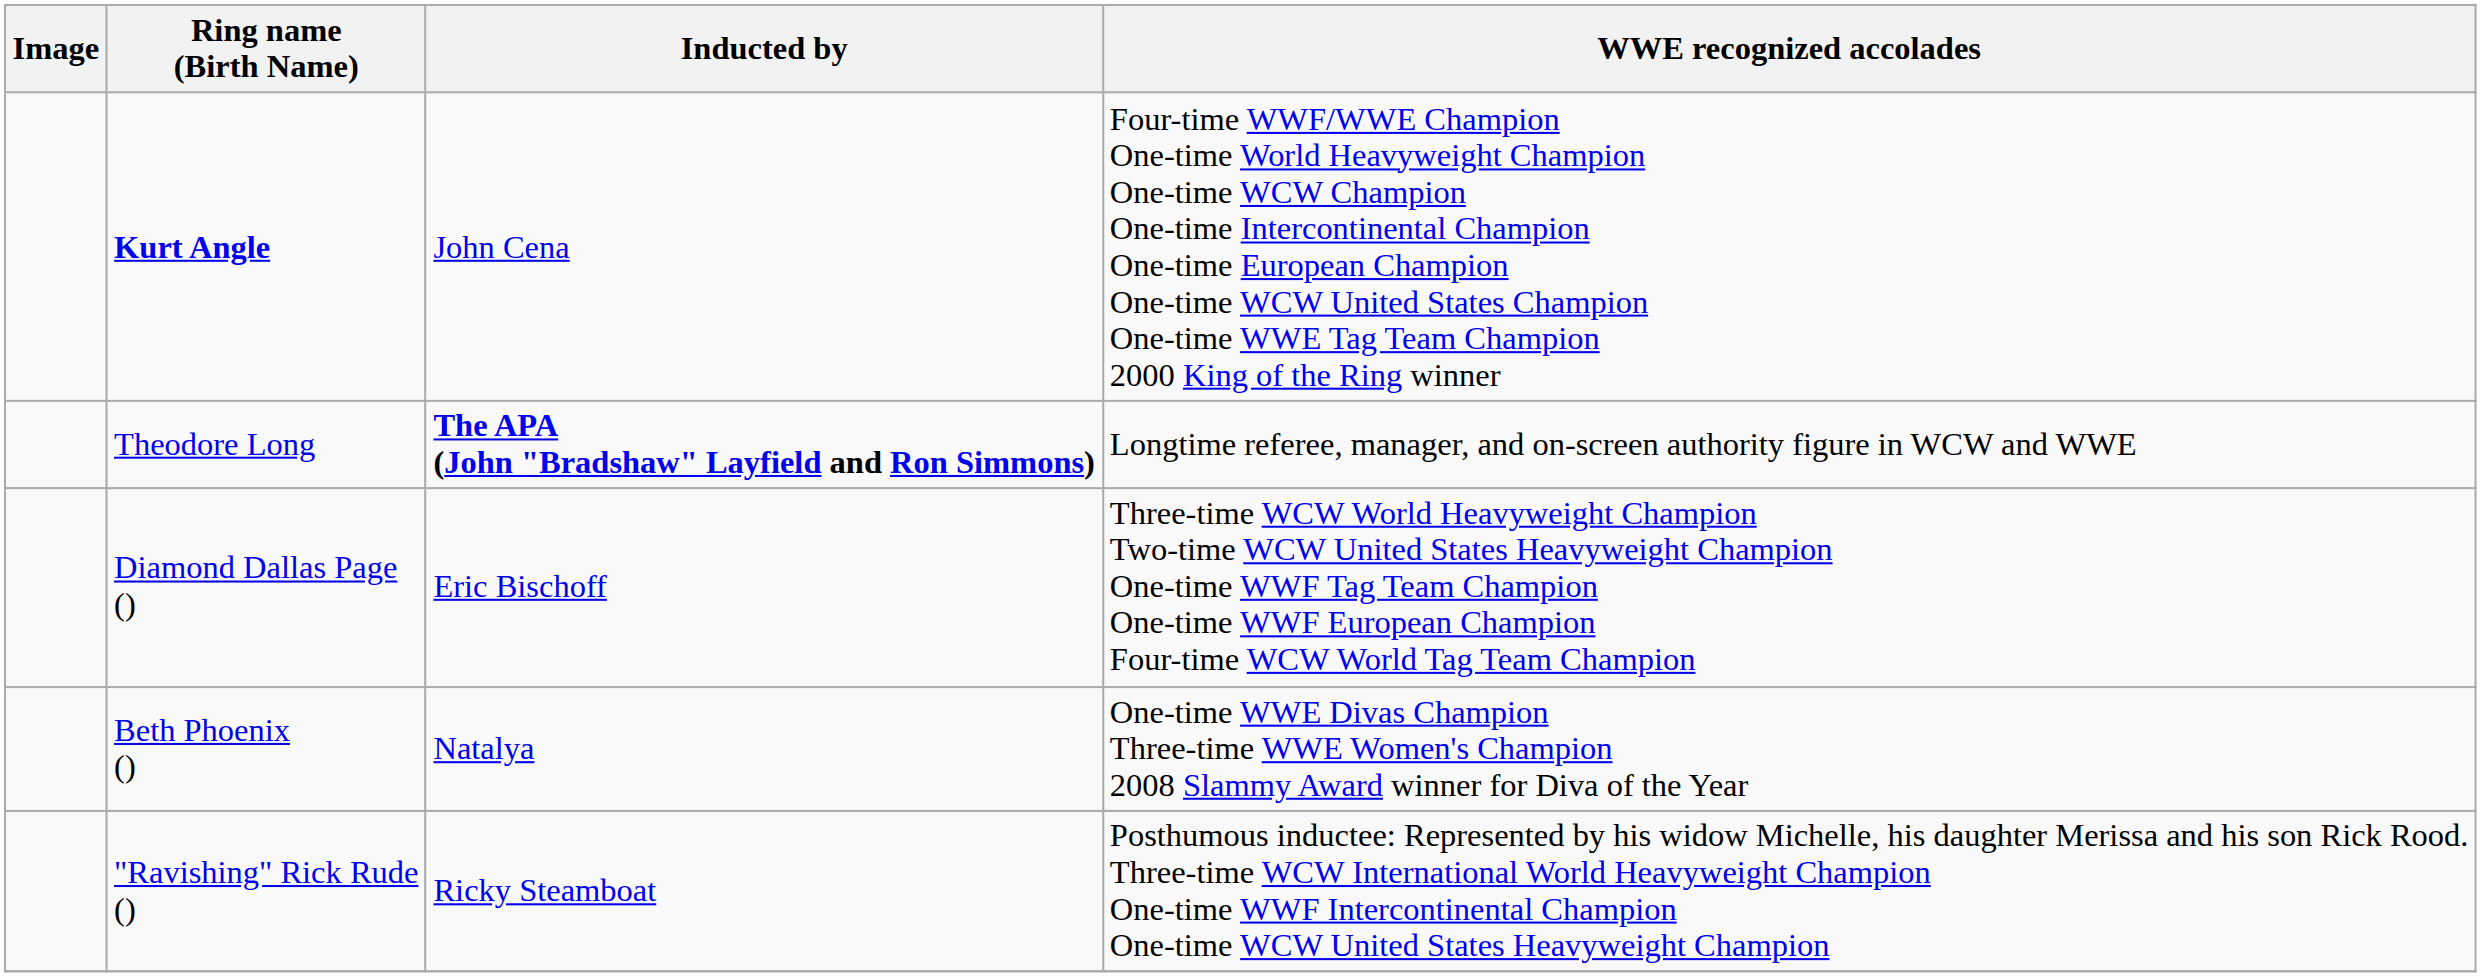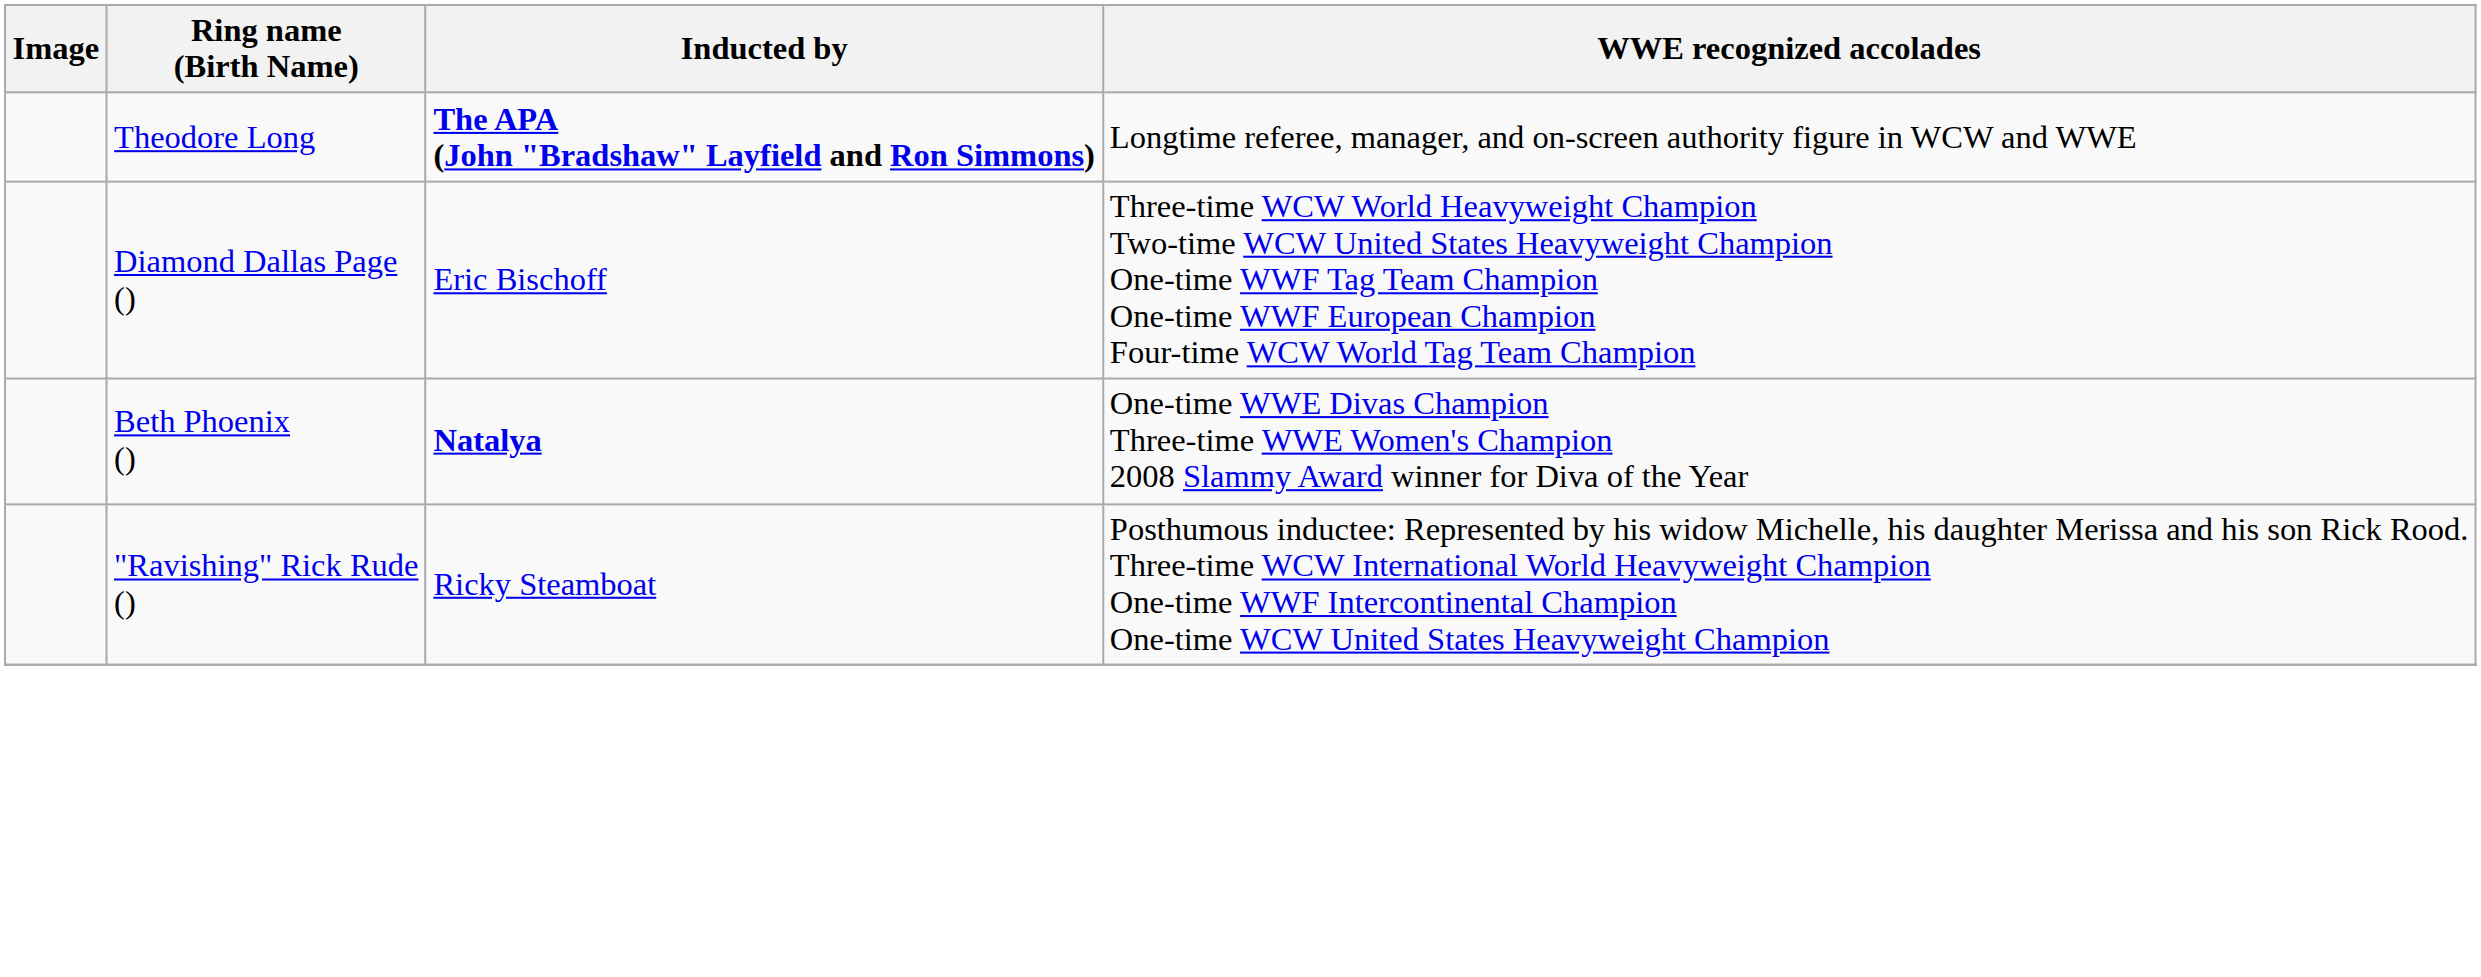- row: (192, 246)
(484, 747) normal -> (488, 440) bold
